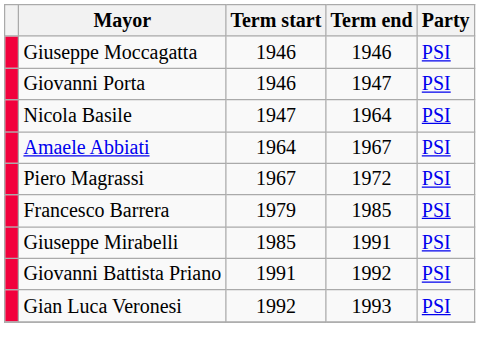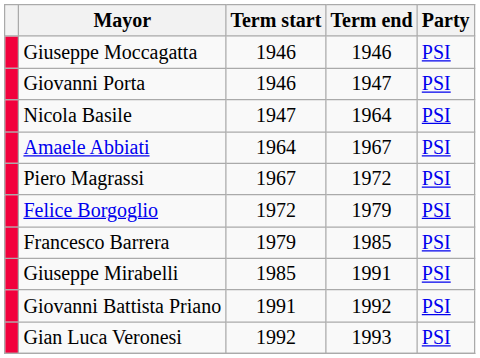+ row: (91, 210)
